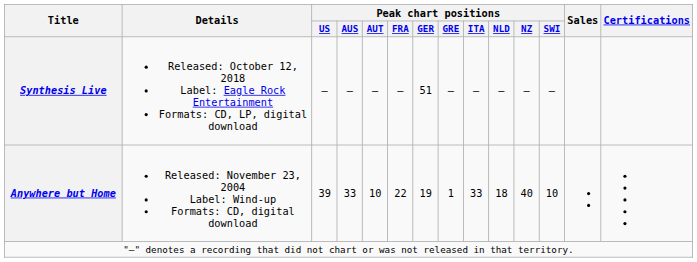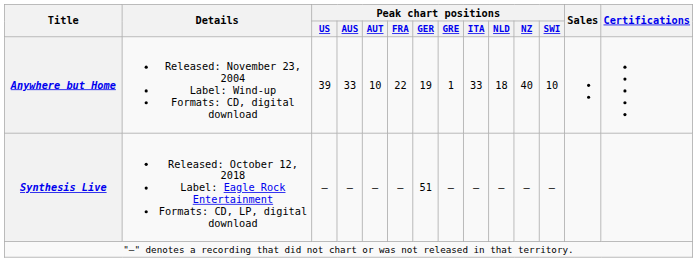rows swapped: (63, 193) <-> (63, 91)
